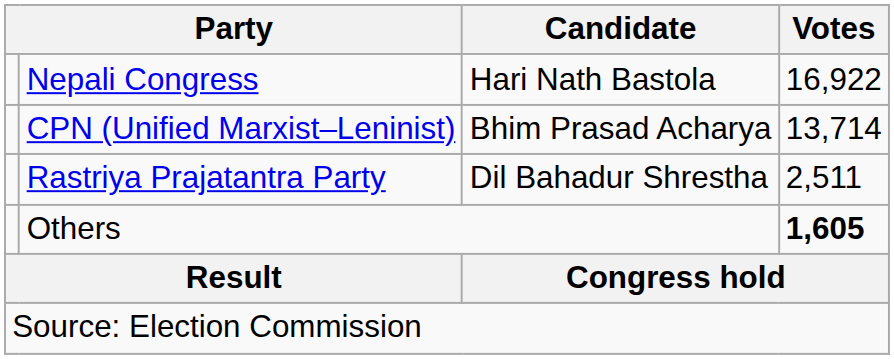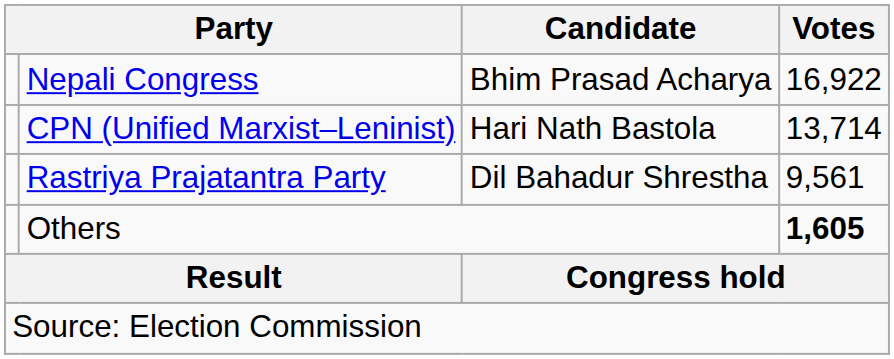(593, 79) Hari Nath Bastola -> (621, 79) Bhim Prasad Acharya
(621, 128) Bhim Prasad Acharya -> (593, 128) Hari Nath Bastola
(824, 178) 2,511 -> (825, 178) 9,561
